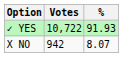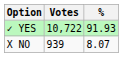(55, 44) 942 -> (55, 44) 939
